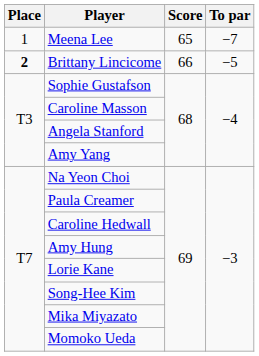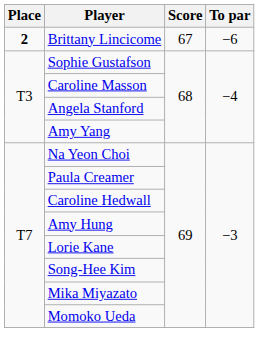- row: (80, 39)
(185, 62) 66 -> (185, 39) 67
(230, 62) −5 -> (230, 39) −6
